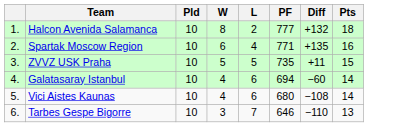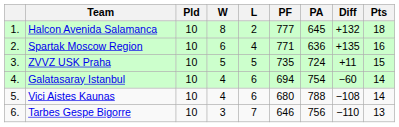+ column: (316, 12)
